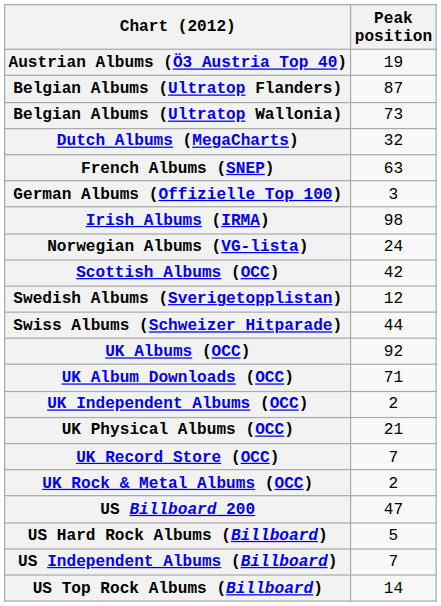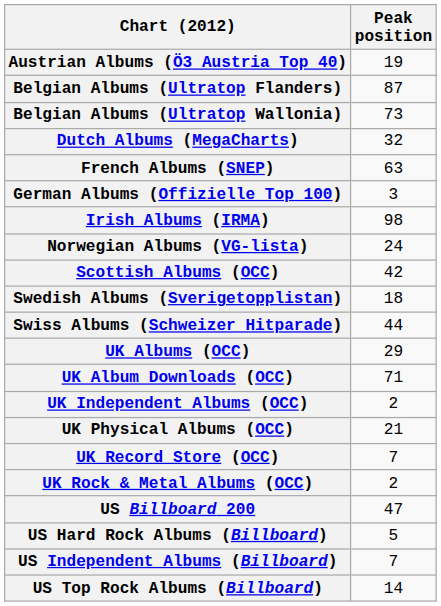(393, 299) 12 -> (393, 299) 18
(393, 352) 92 -> (393, 352) 29
